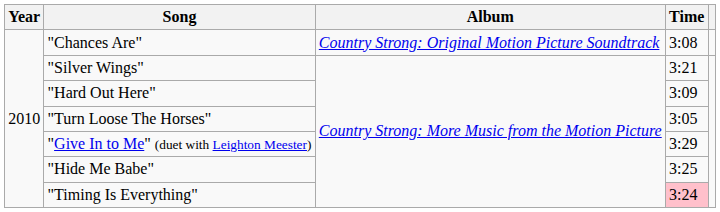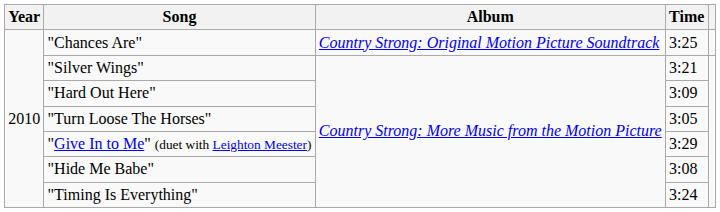(683, 42) 3:08 -> (683, 42) 3:25
(683, 169) 3:25 -> (683, 169) 3:08
(683, 194) pink background -> (683, 194) no background
